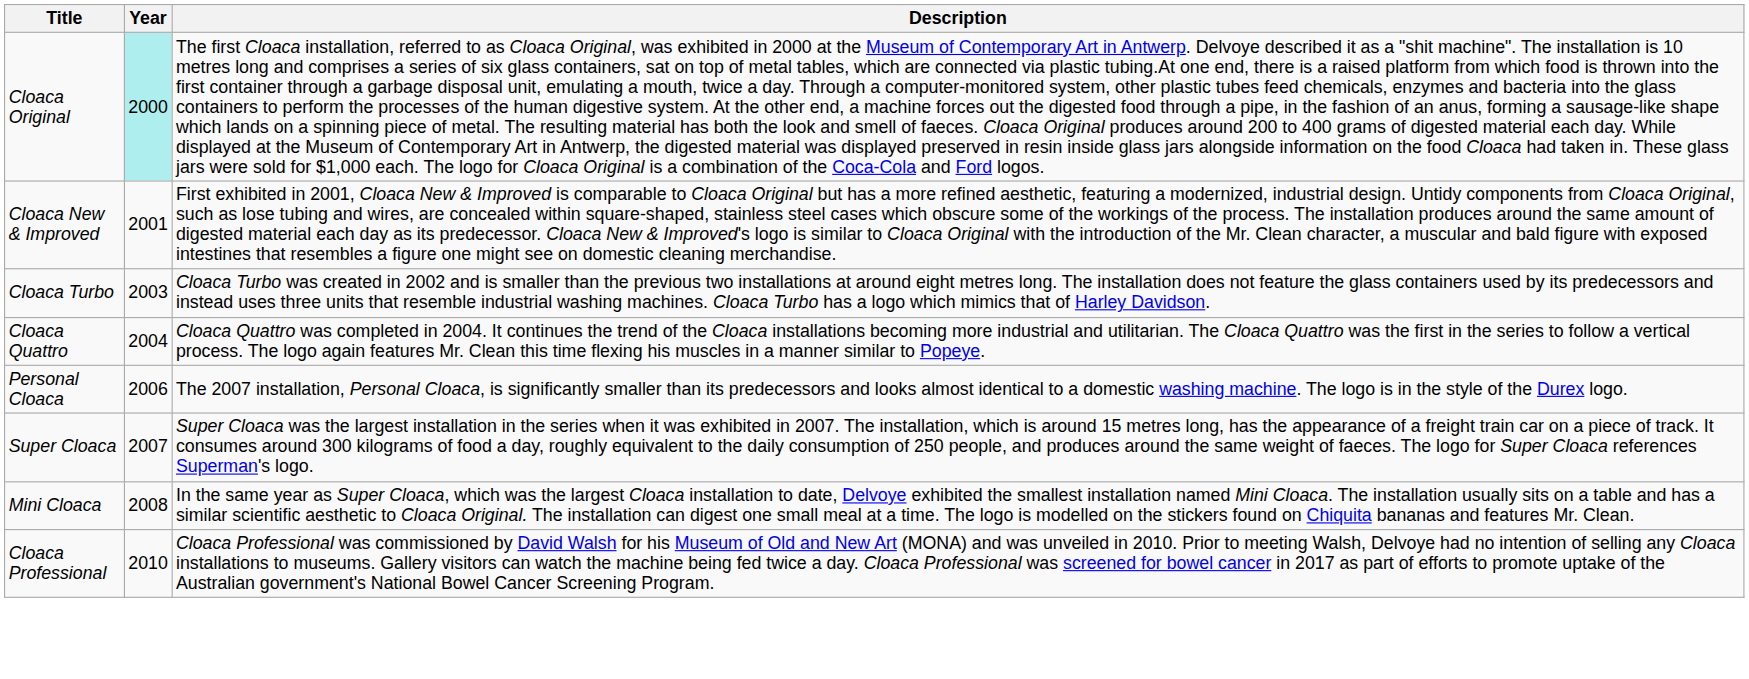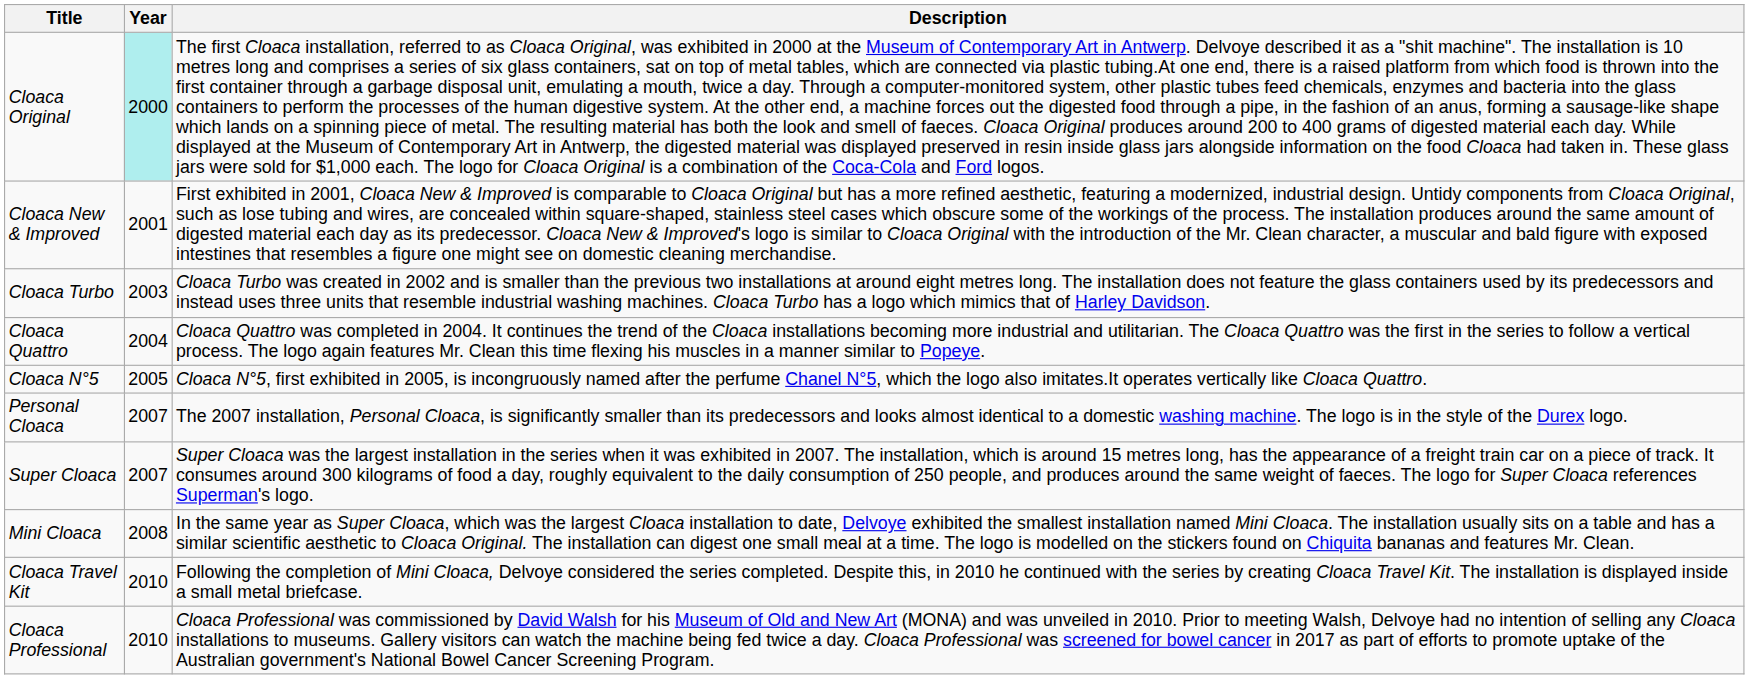+ row: (54, 379)
(148, 389) 2006 -> (148, 417) 2007
+ row: (63, 581)
